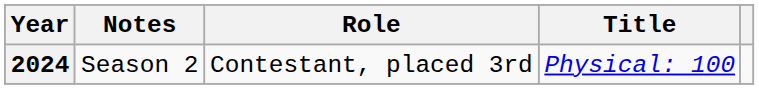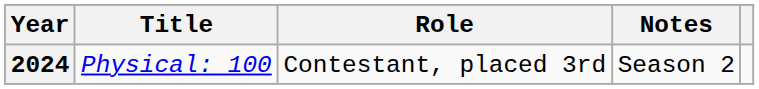columns swapped: (640, 25) <-> (140, 25)
